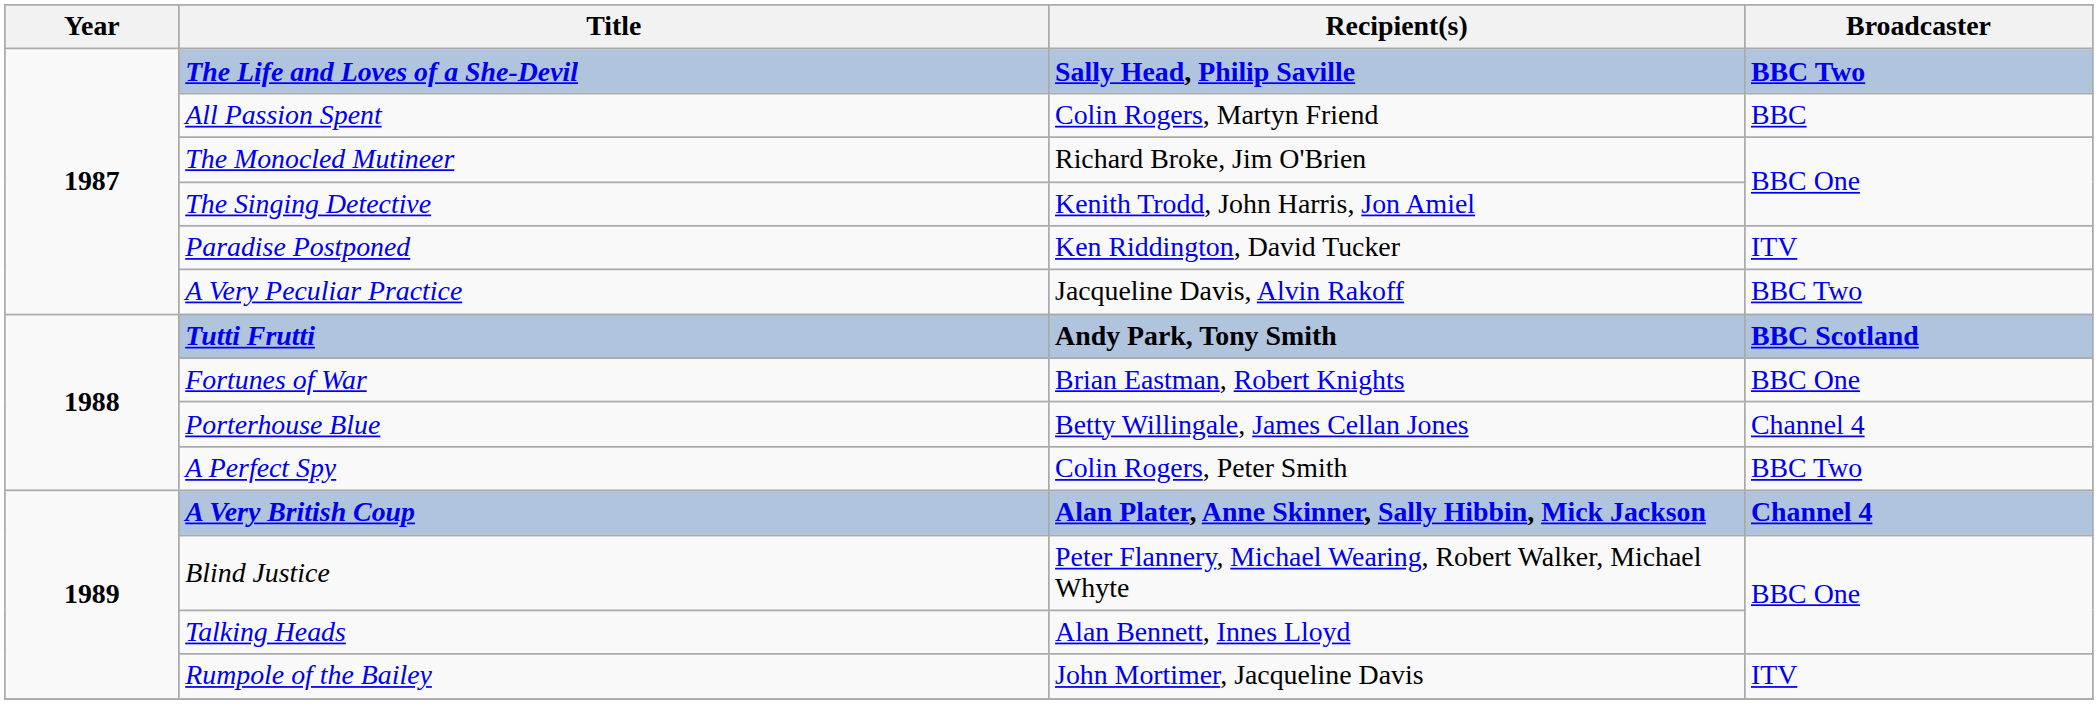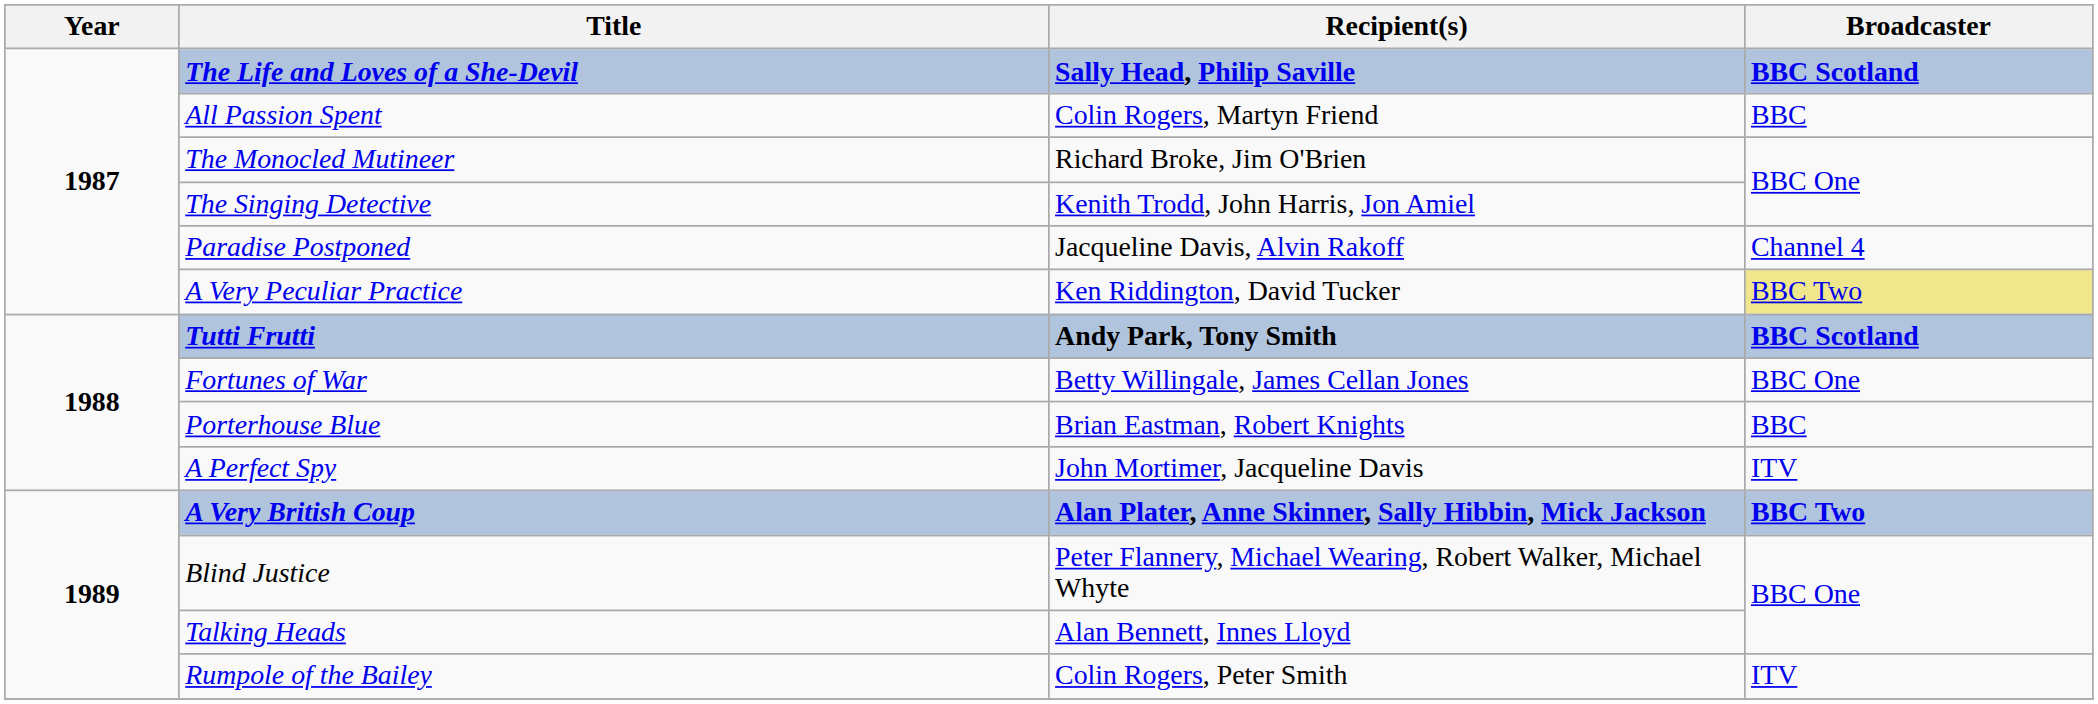(1808, 70) BBC Two -> (1835, 70) BBC Scotland
(1228, 247) Ken Riddington, David Tucker -> (1230, 247) Jacqueline Davis, Alvin Rakoff
(1774, 247) ITV -> (1808, 247) Channel 4
(1230, 291) Jacqueline Davis, Alvin Rakoff -> (1228, 291) Ken Riddington, David Tucker
(1807, 291) no background -> (1807, 291) khaki background
(1230, 379) Brian Eastman, Robert Knights -> (1262, 379) Betty Willingale, James Cellan Jones
(1262, 423) Betty Willingale, James Cellan Jones -> (1230, 423) Brian Eastman, Robert Knights
(1808, 423) Channel 4 -> (1779, 423) BBC
(1201, 468) Colin Rogers, Peter Smith -> (1239, 468) John Mortimer, Jacqueline Davis
(1807, 468) BBC Two -> (1774, 468) ITV
(1812, 512) Channel 4 -> (1808, 512) BBC Two
(1239, 676) John Mortimer, Jacqueline Davis -> (1201, 676) Colin Rogers, Peter Smith
